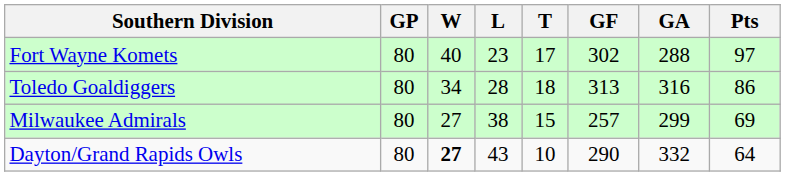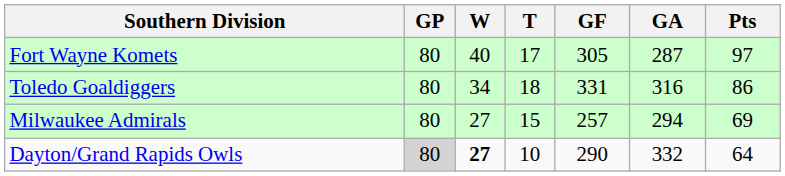- column: (498, 21)
(604, 54) 302 -> (592, 54) 305
(674, 54) 288 -> (667, 54) 287
(604, 87) 313 -> (592, 87) 331
(674, 120) 299 -> (667, 120) 294
(404, 154) no background -> (430, 154) lightgrey background
